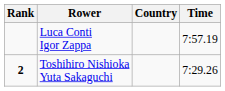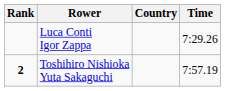(200, 38) 7:57.19 -> (200, 38) 7:29.26
(200, 70) 7:29.26 -> (200, 70) 7:57.19
